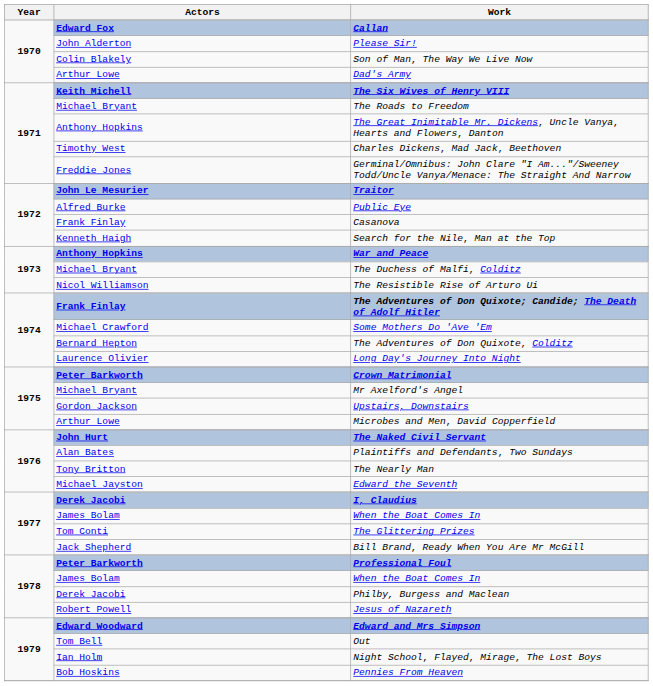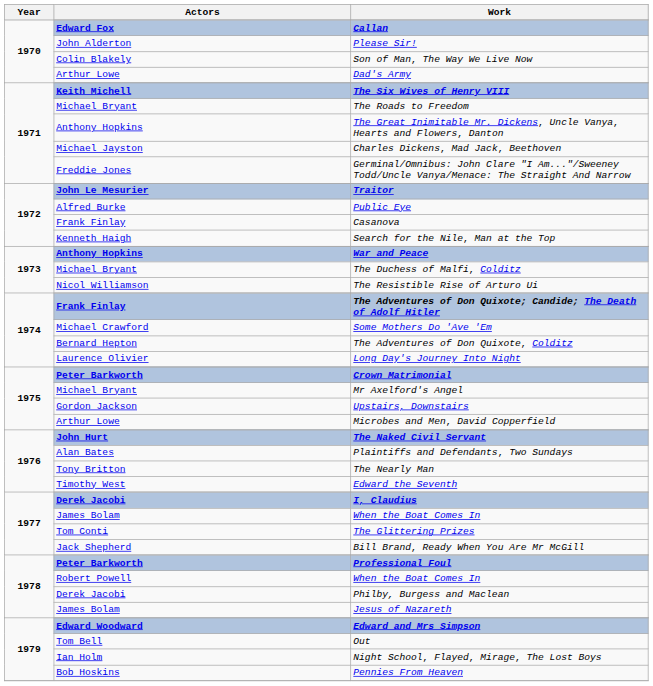(91, 149) Timothy West -> (99, 149) Michael Jayston
(99, 485) Michael Jayston -> (91, 485) Timothy West
(88, 579) James Bolam -> (94, 579) Robert Powell
(94, 610) Robert Powell -> (88, 610) James Bolam
